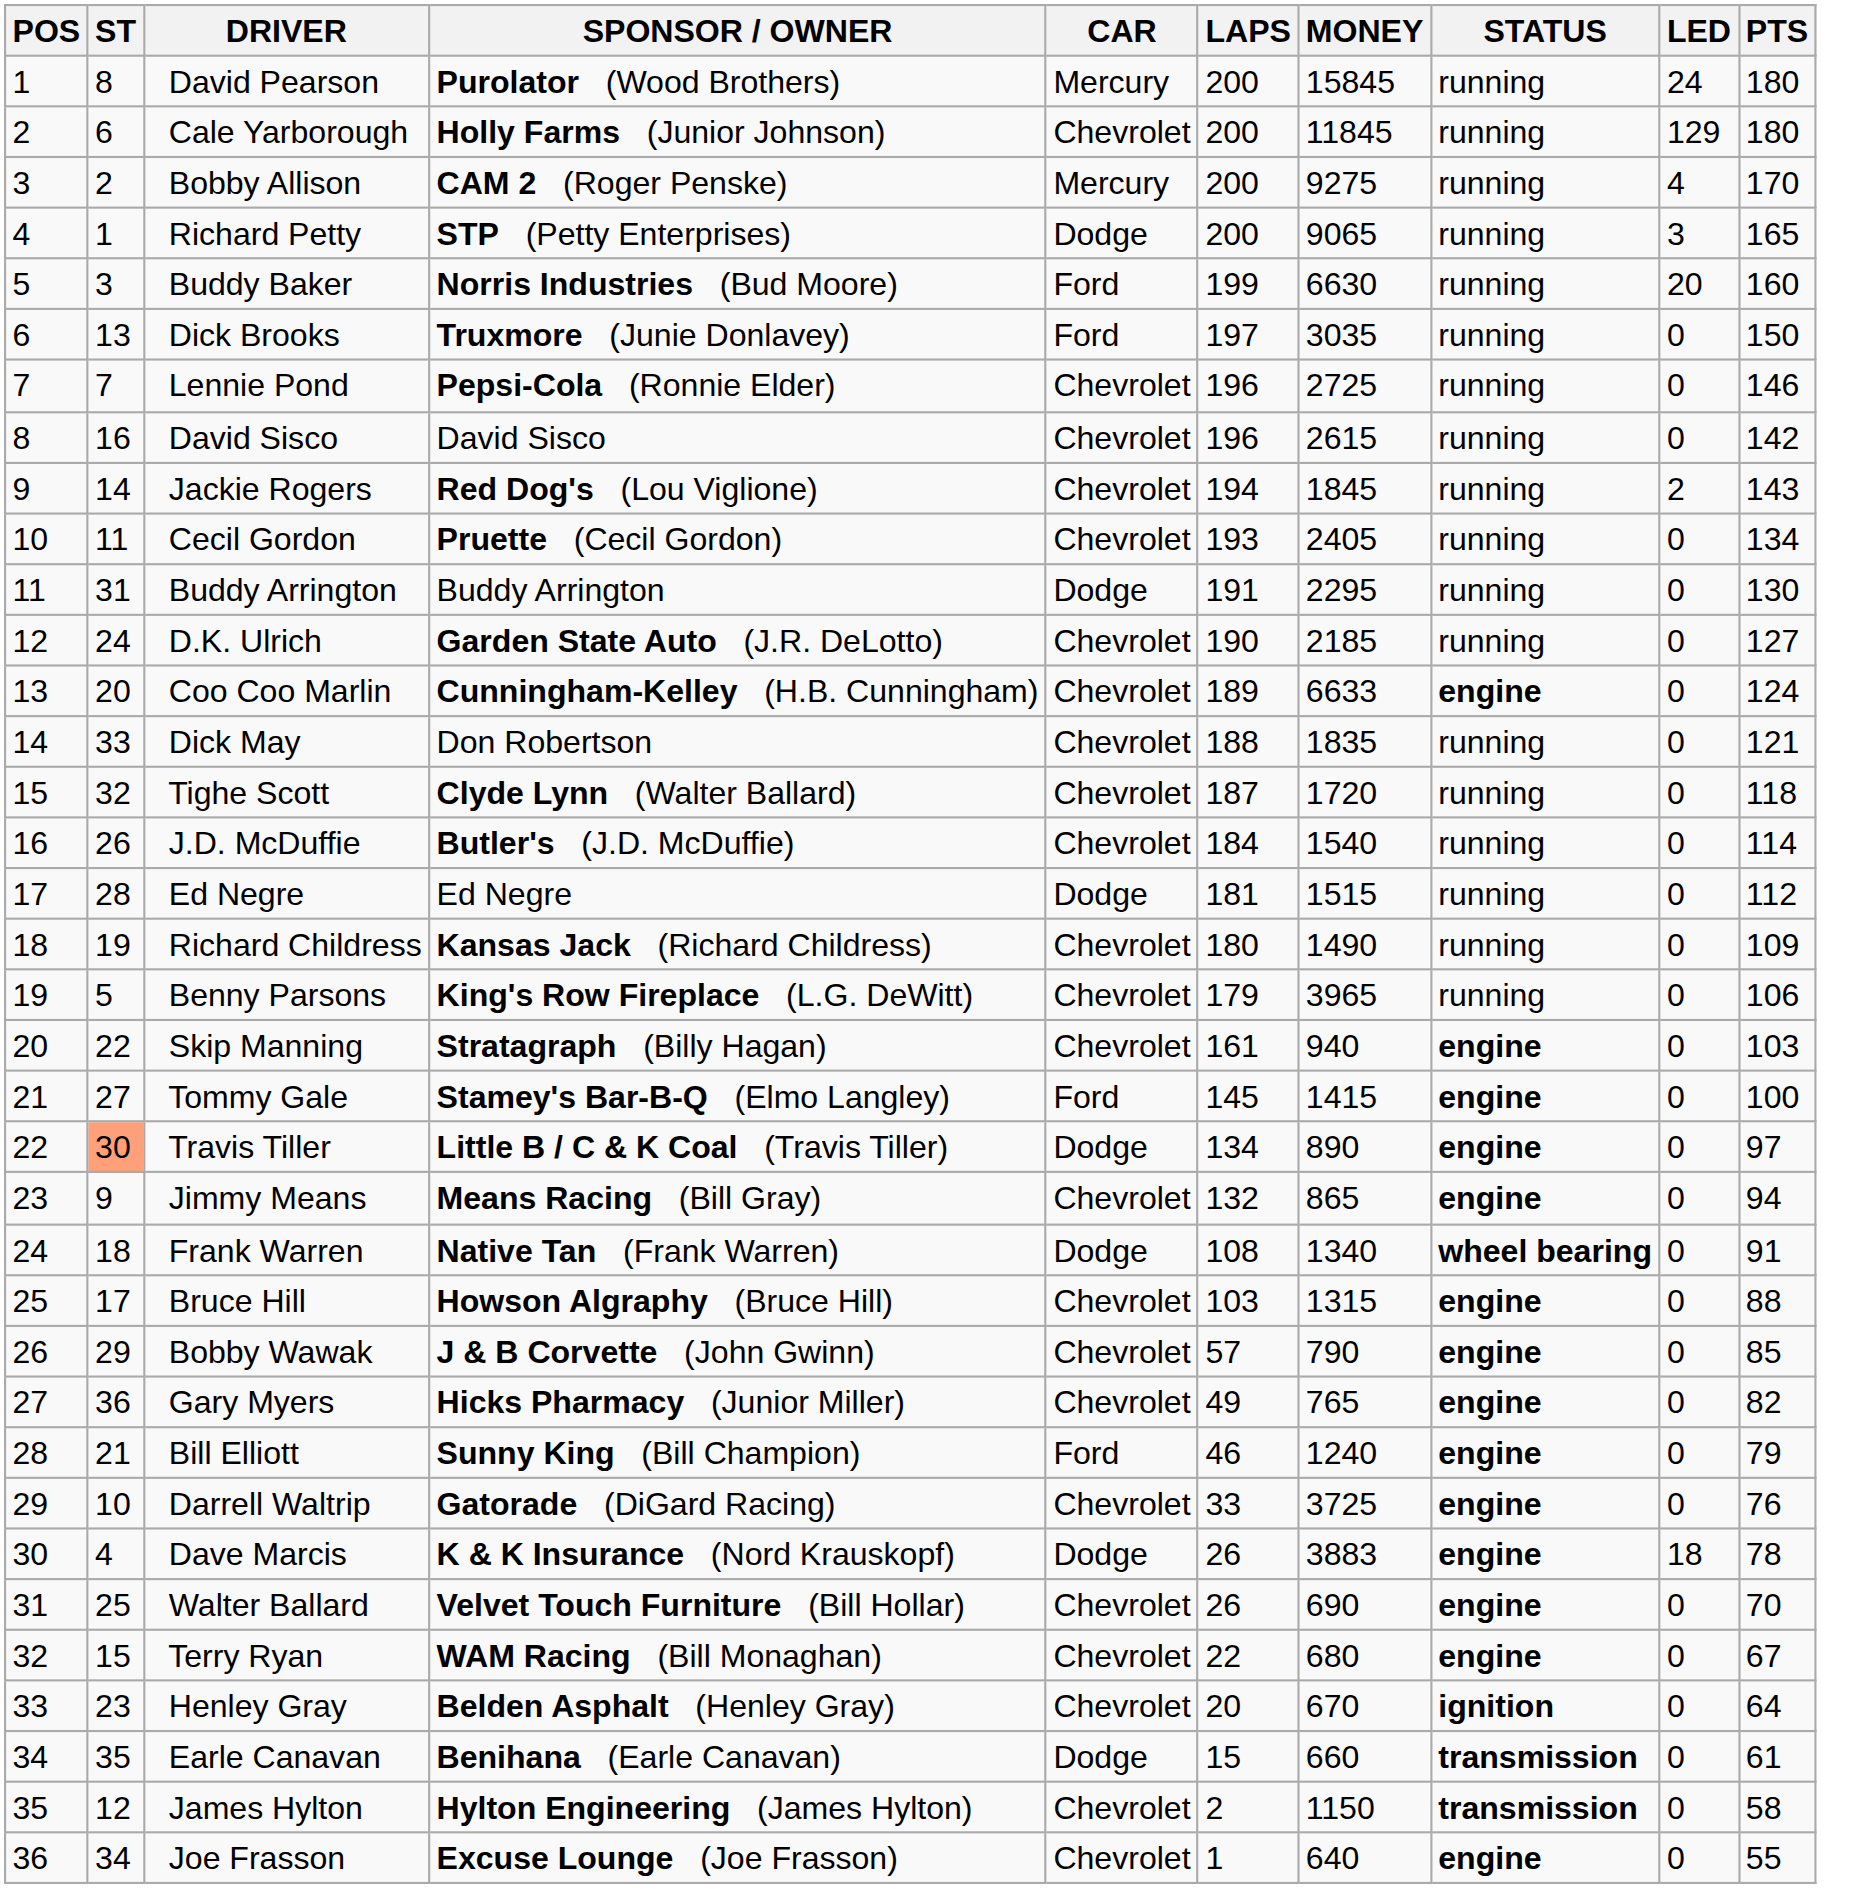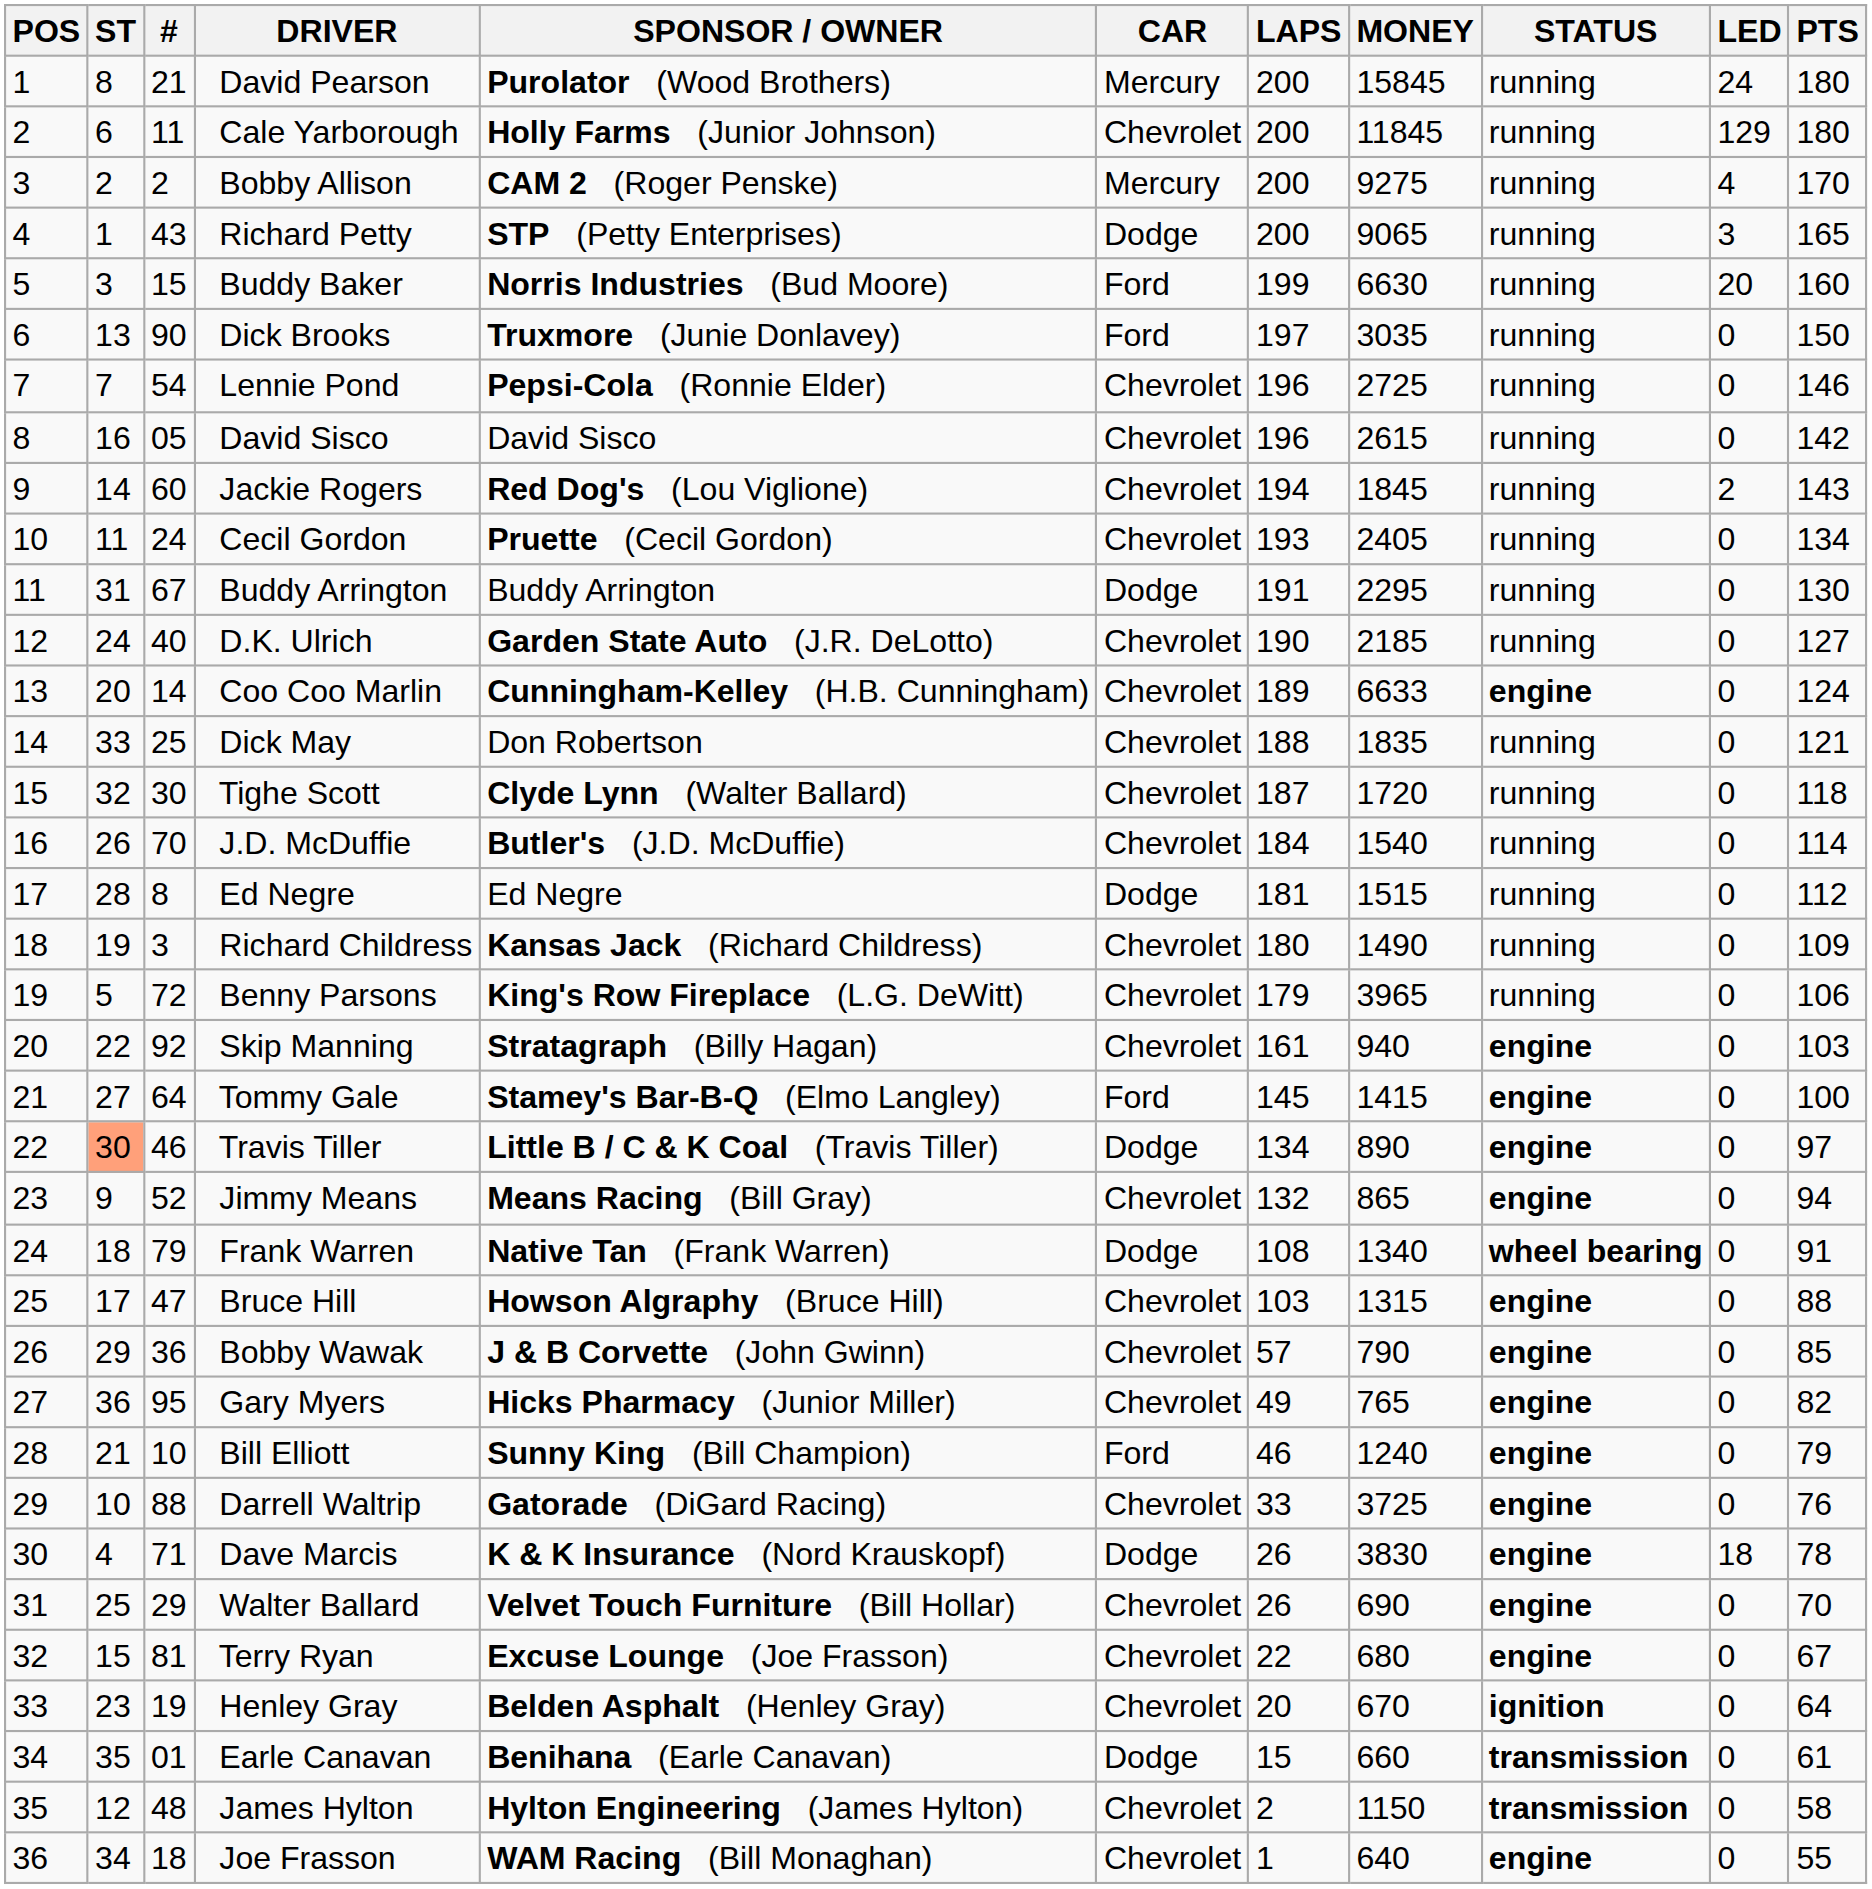+ column: (169, 31)
(1341, 1554) 3883 -> (1392, 1554) 3830
(659, 1655) WAM Racing (Bill Monaghan) -> (718, 1655) Excuse Lounge (Joe Frasson)
(667, 1858) Excuse Lounge (Joe Frasson) -> (710, 1858) WAM Racing (Bill Monaghan)
